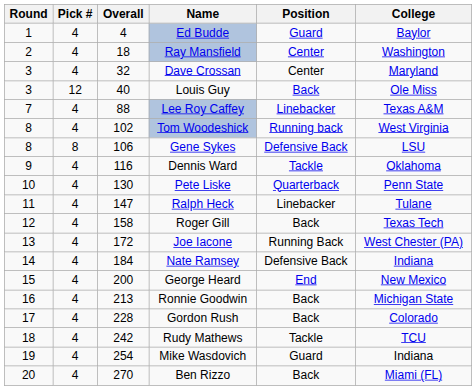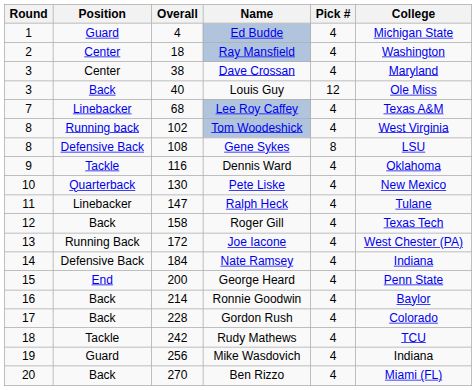columns swapped: (75, 14) <-> (306, 14)
(414, 33) Baylor -> (414, 33) Michigan State
(123, 71) 32 -> (177, 71) 38
(123, 109) 88 -> (177, 109) 68
(123, 147) 106 -> (177, 147) 108
(414, 185) Penn State -> (414, 185) New Mexico
(414, 280) New Mexico -> (414, 280) Penn State
(123, 299) 213 -> (177, 299) 214
(414, 299) Michigan State -> (414, 299) Baylor
(123, 356) 254 -> (177, 356) 256
